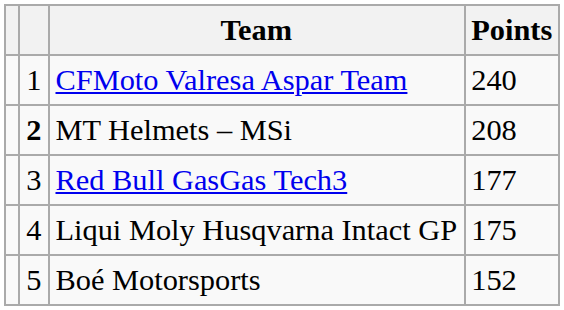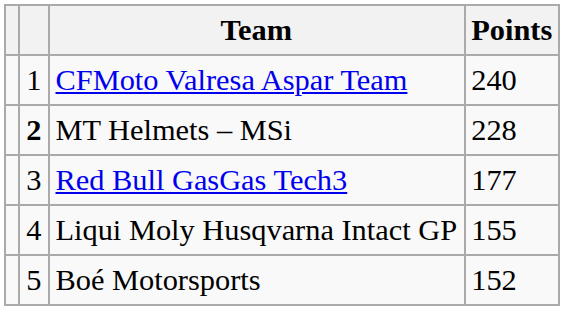(494, 130) 208 -> (494, 130) 228
(494, 230) 175 -> (494, 230) 155
